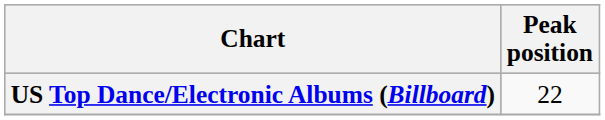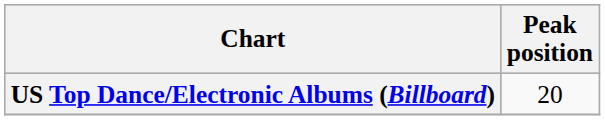(550, 93) 22 -> (550, 93) 20
